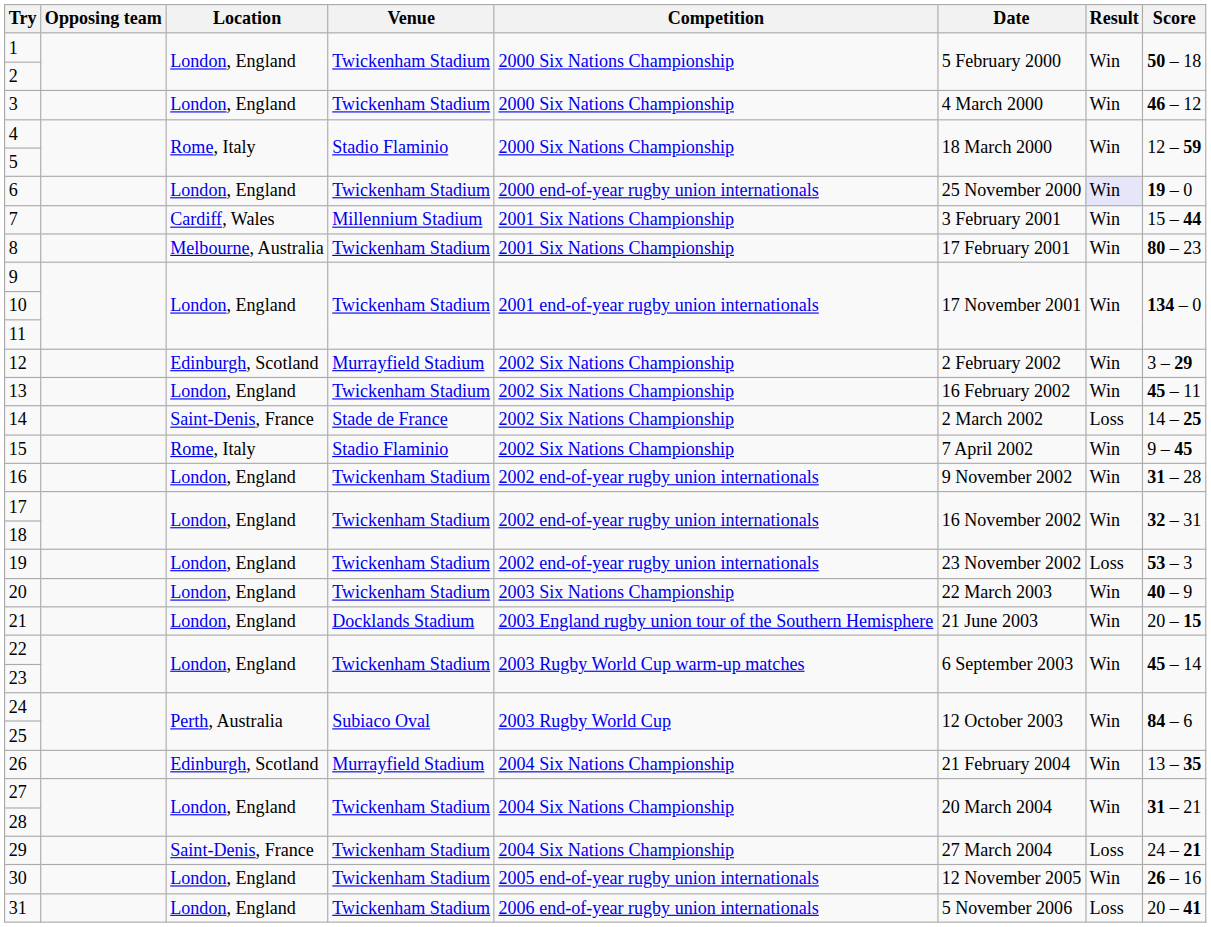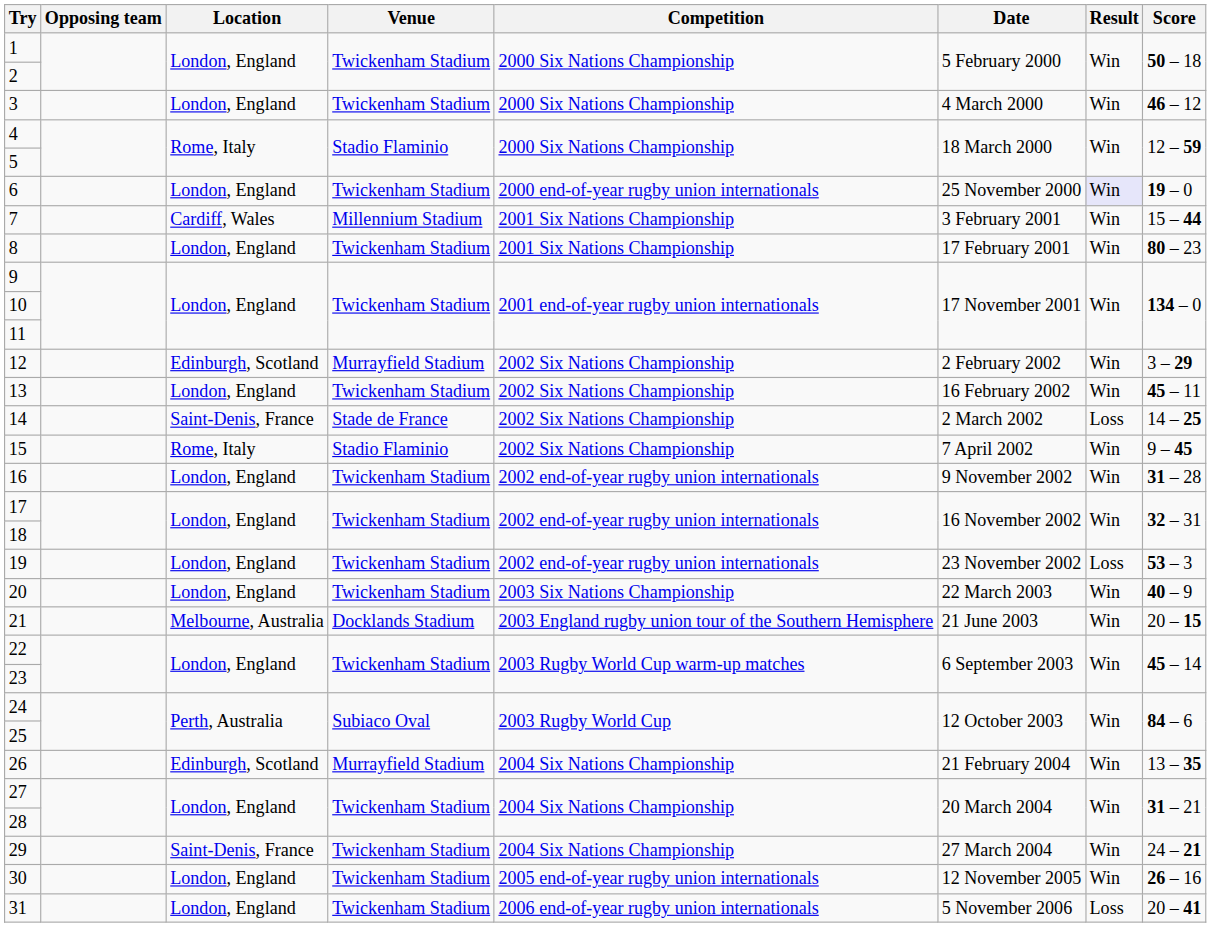(247, 248) Melbourne, Australia -> (233, 248) London, England
(233, 620) London, England -> (247, 620) Melbourne, Australia
(1107, 850) Loss -> (1105, 850) Win
